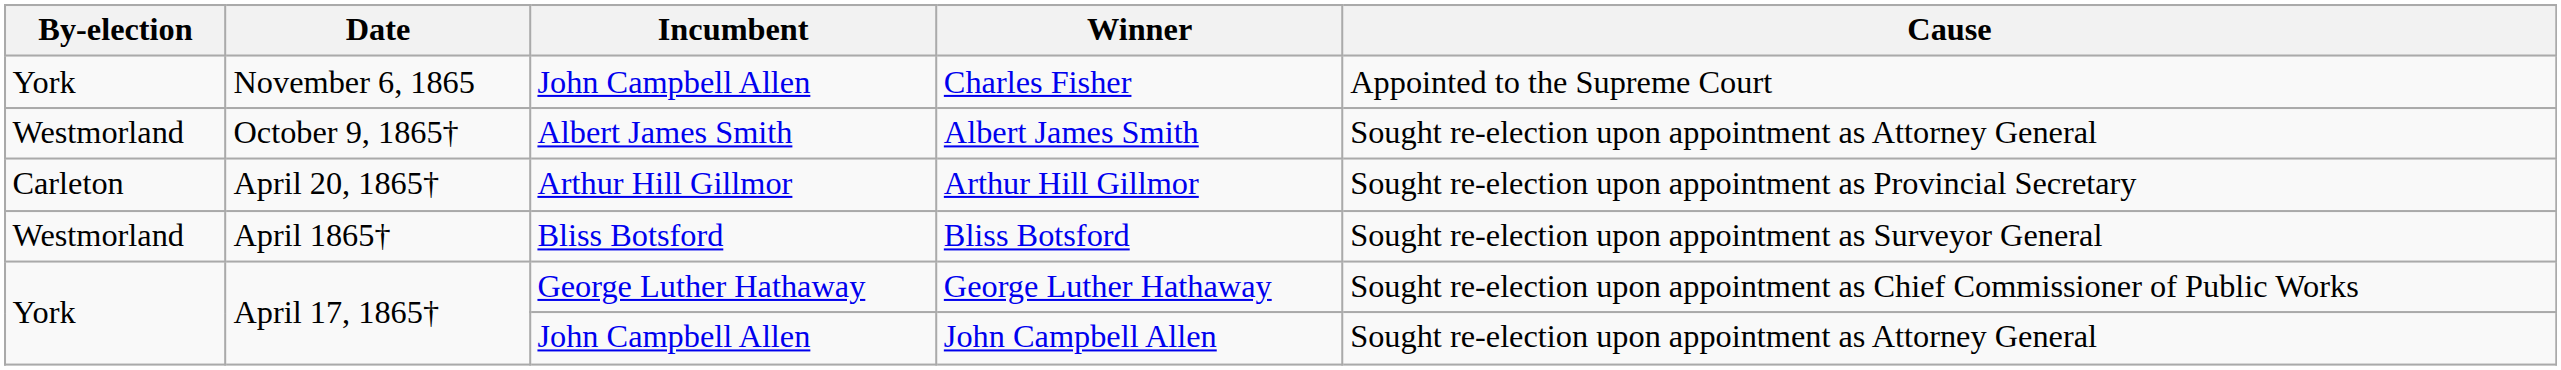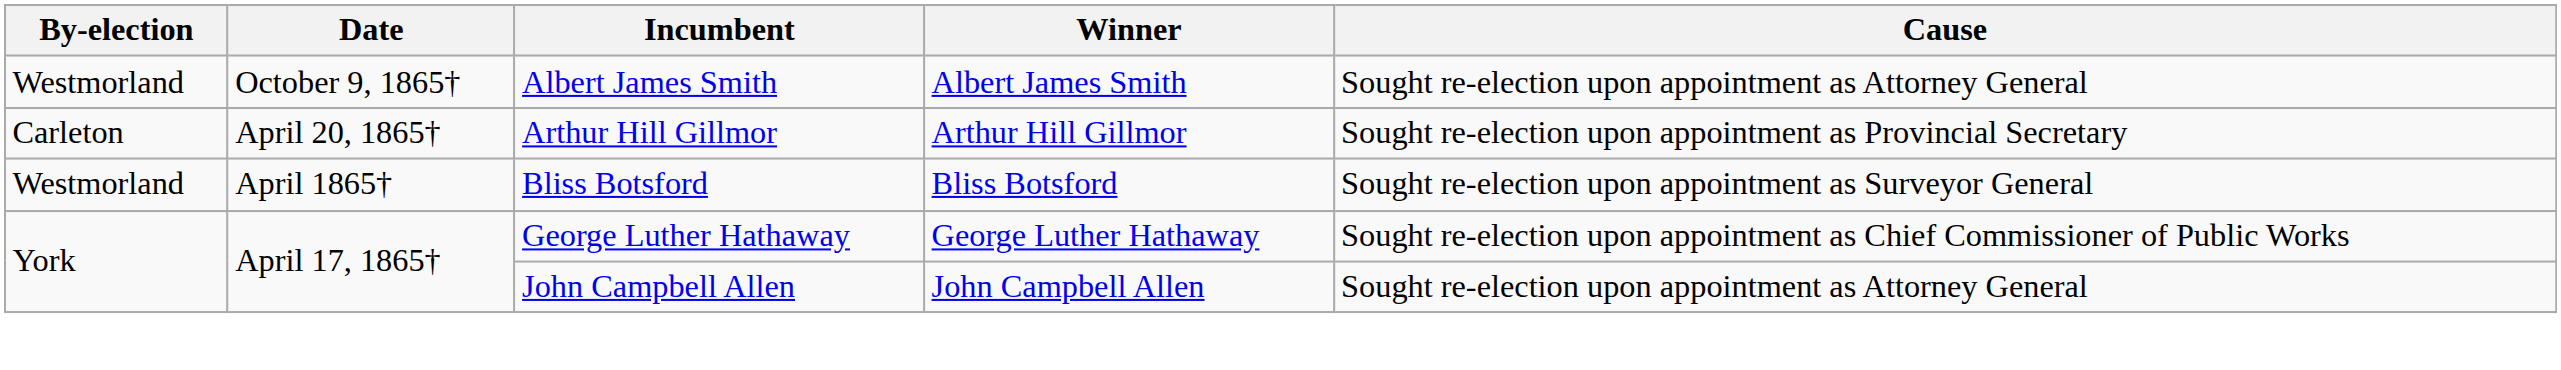- row: (1038, 81)
